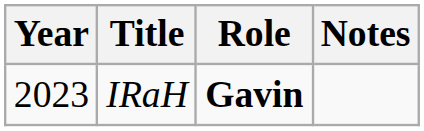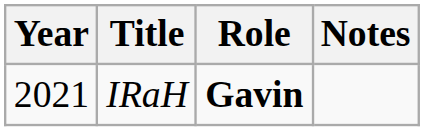(51, 93) 2023 -> (51, 93) 2021
